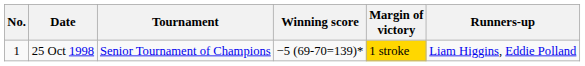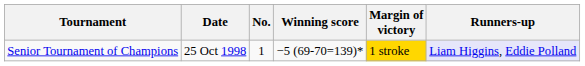columns swapped: (17, 22) <-> (185, 22)
(503, 50) no background -> (503, 50) lavender background
